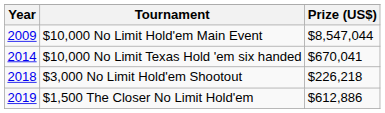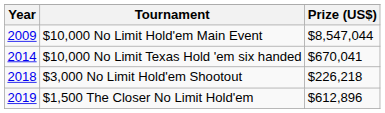(335, 98) $612,886 -> (335, 98) $612,896
